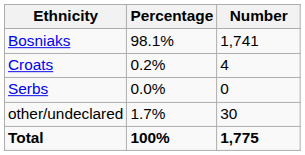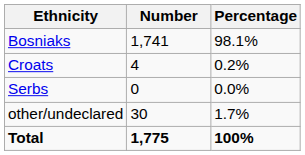columns swapped: (259, 16) <-> (172, 16)
